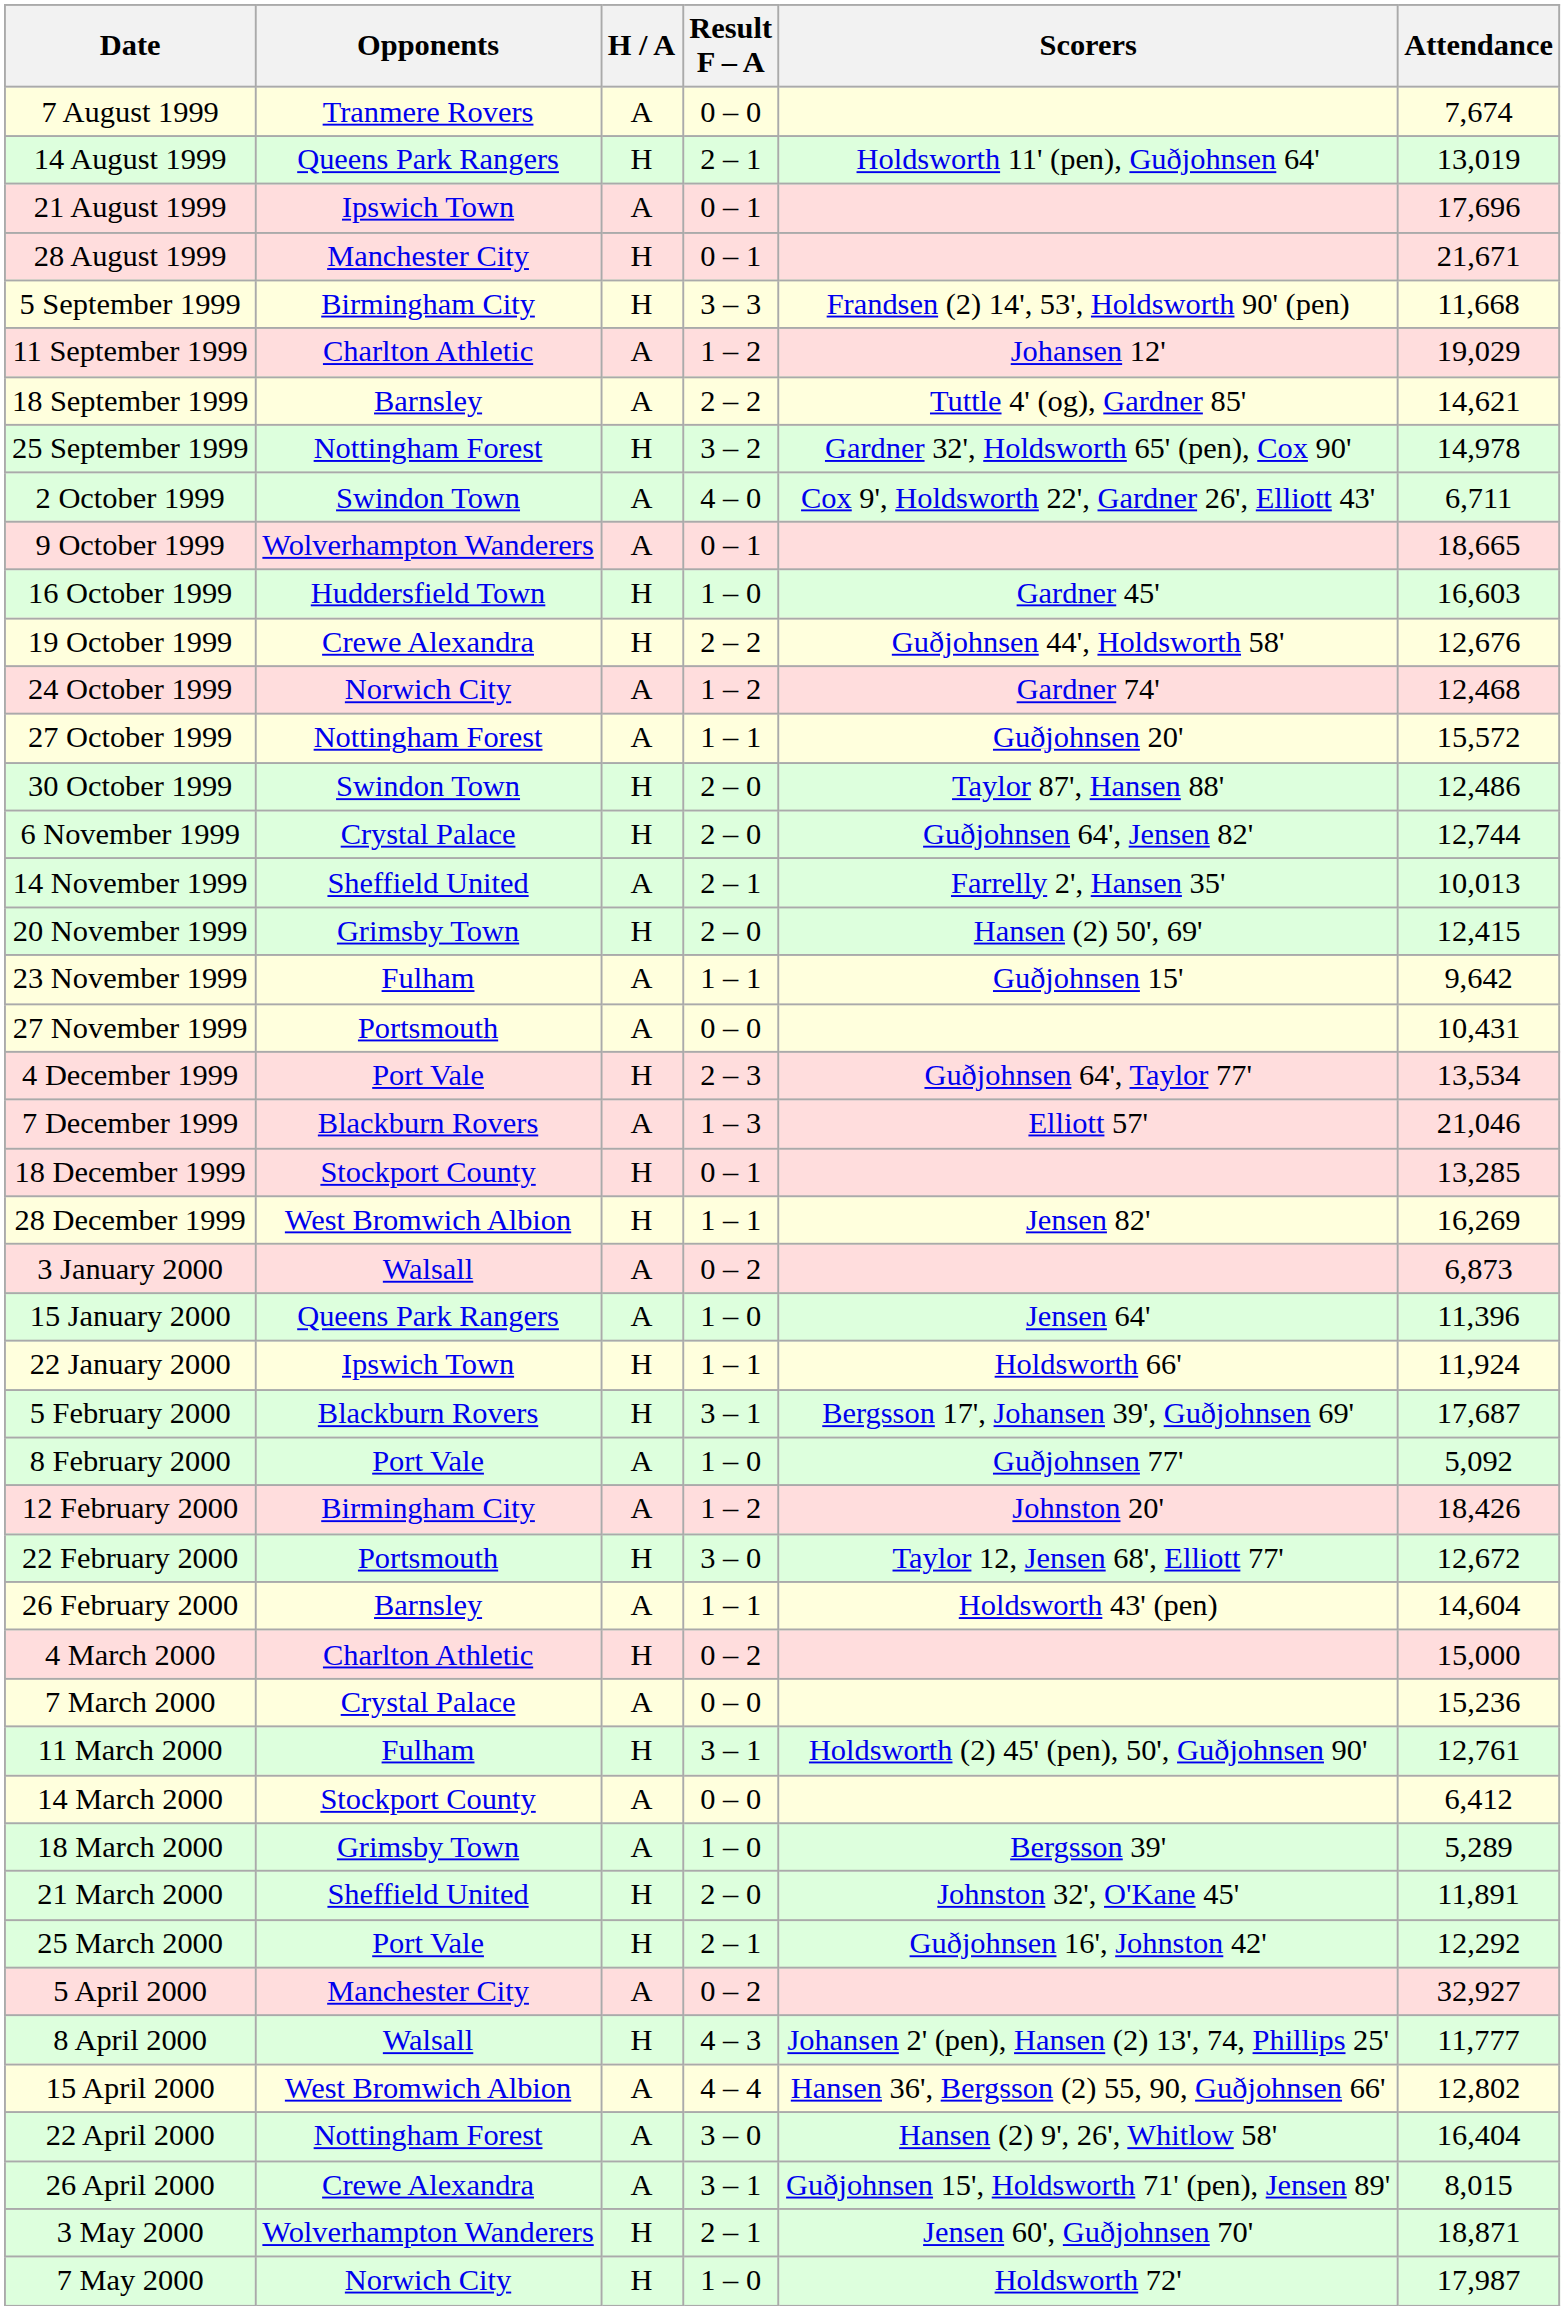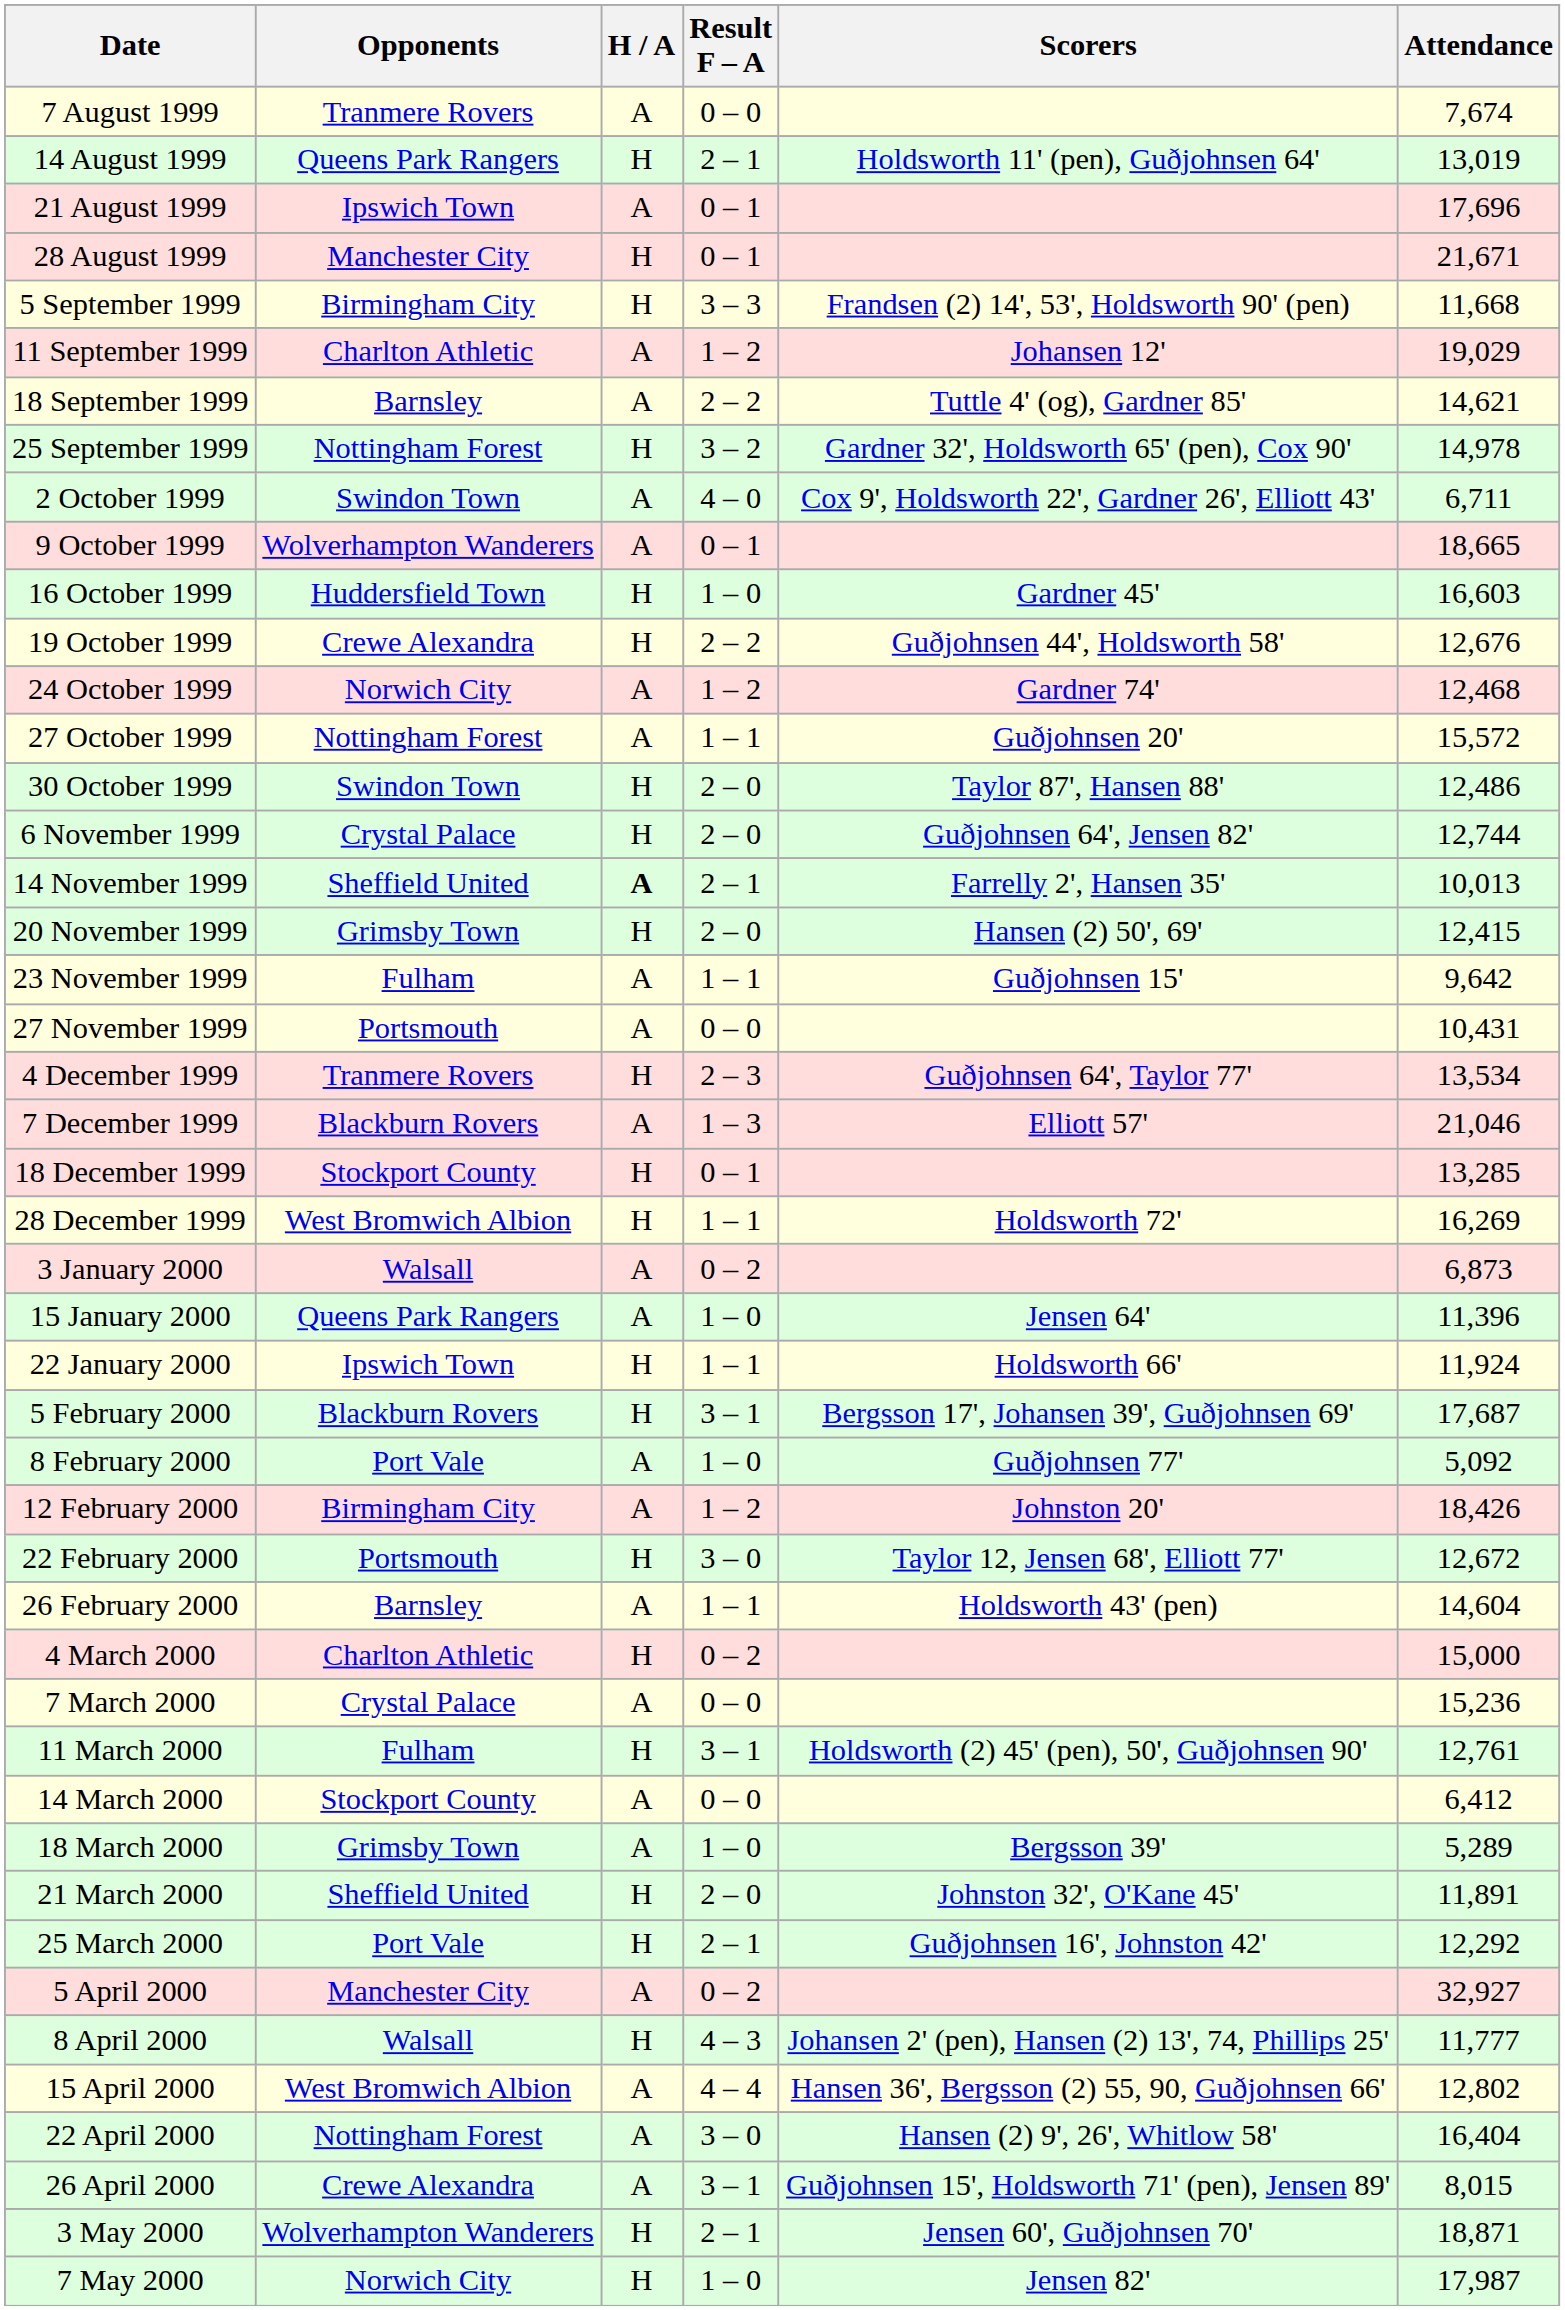(642, 882) normal -> (642, 882) bold
(428, 1075) Port Vale -> (428, 1075) Tranmere Rovers
(1088, 1219) Jensen 82' -> (1088, 1219) Holdsworth 72'
(1088, 2280) Holdsworth 72' -> (1088, 2280) Jensen 82'
